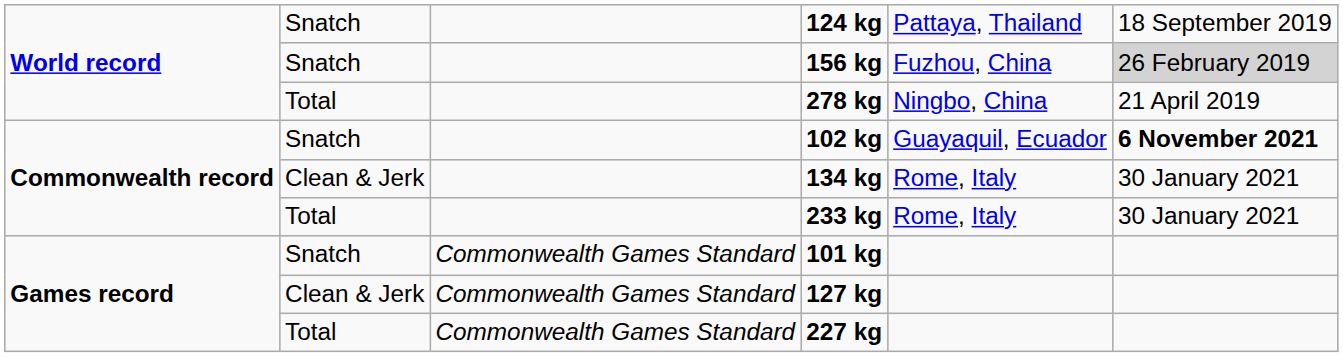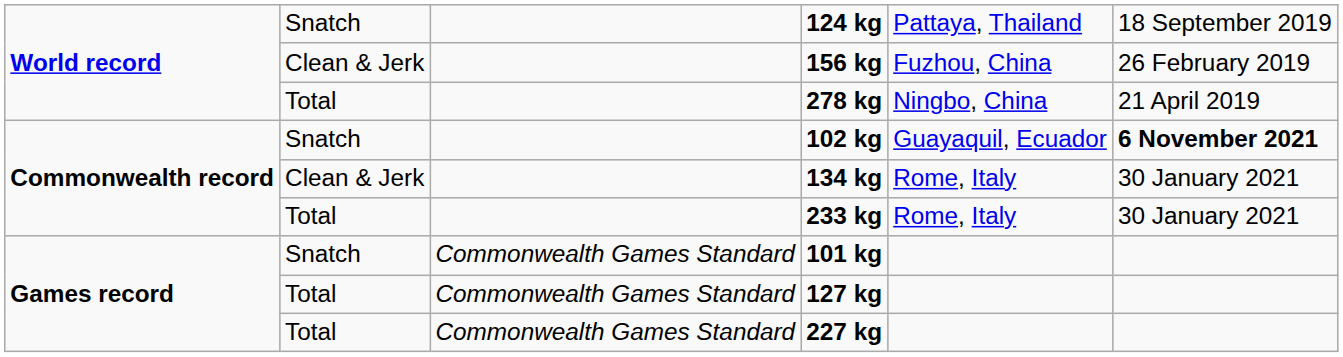(323, 62) Snatch -> (355, 62) Clean & Jerk
(1214, 62) lightgrey background -> (1214, 62) no background
(355, 293) Clean & Jerk -> (311, 293) Total
